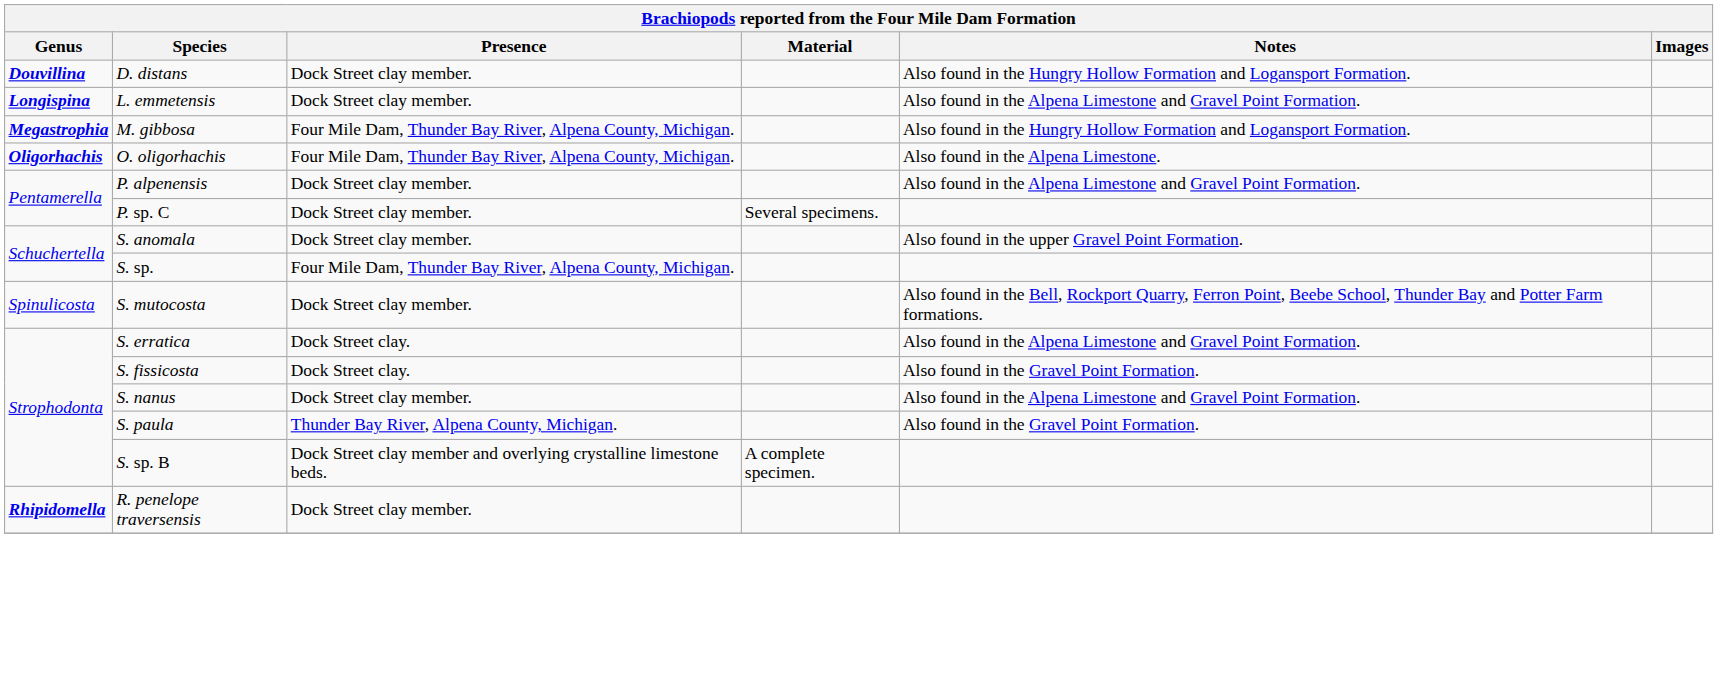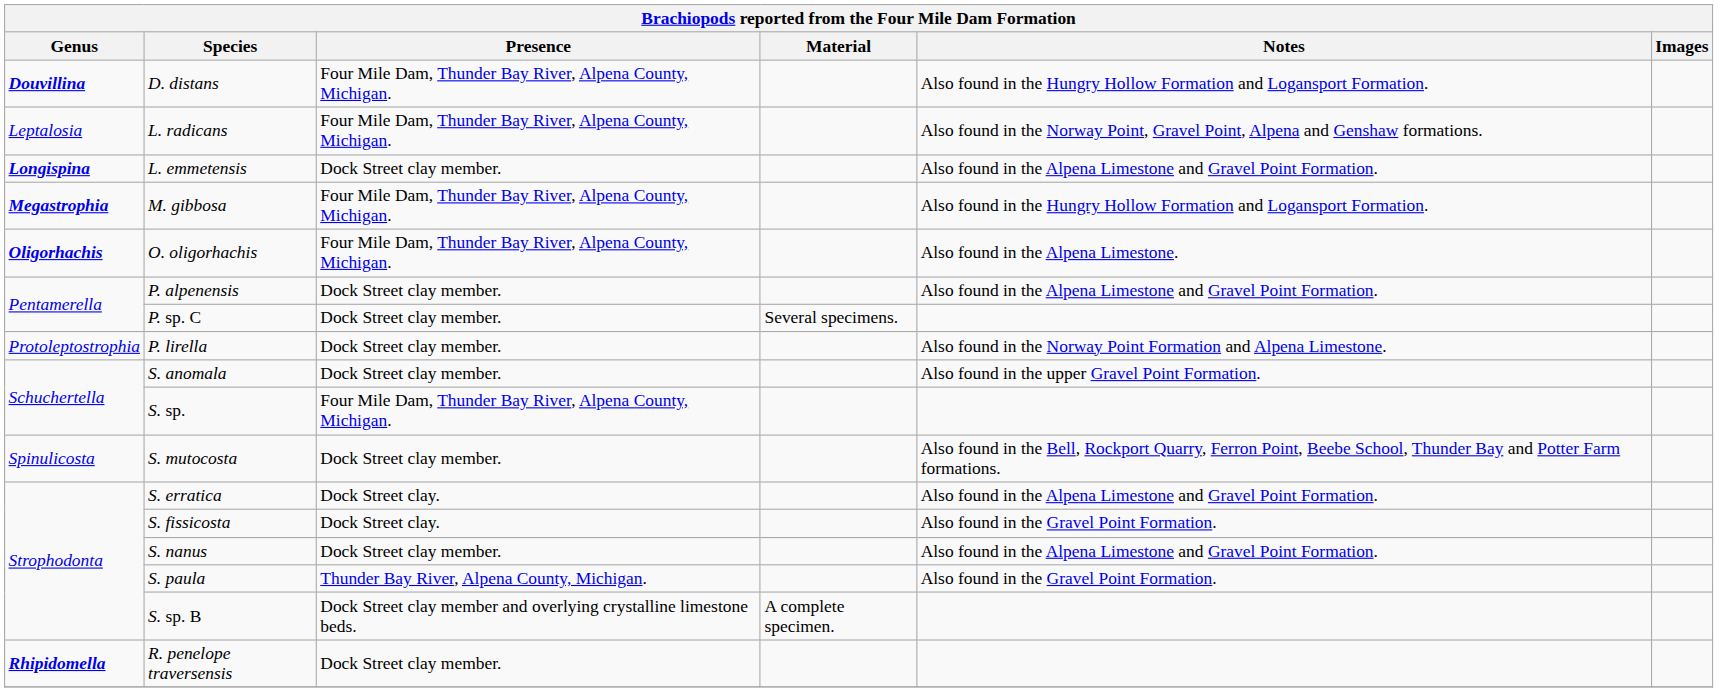(381, 73) Dock Street clay member. -> (504, 83) Four Mile Dam, Thunder Bay River, Alpena County, Michigan.
+ row: (188, 130)
+ row: (178, 345)
